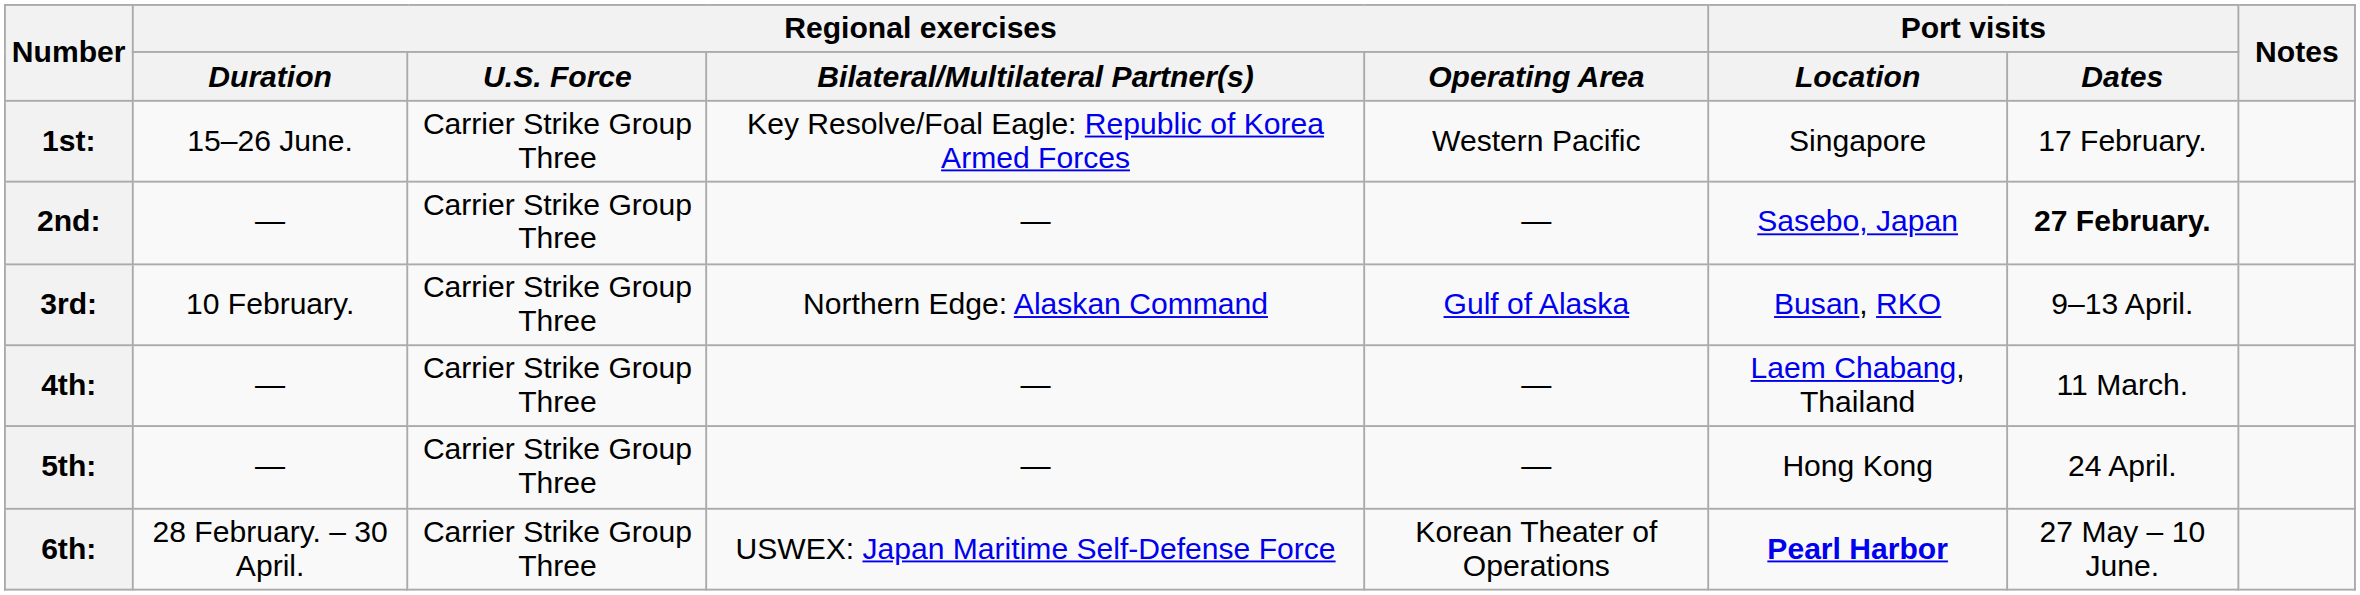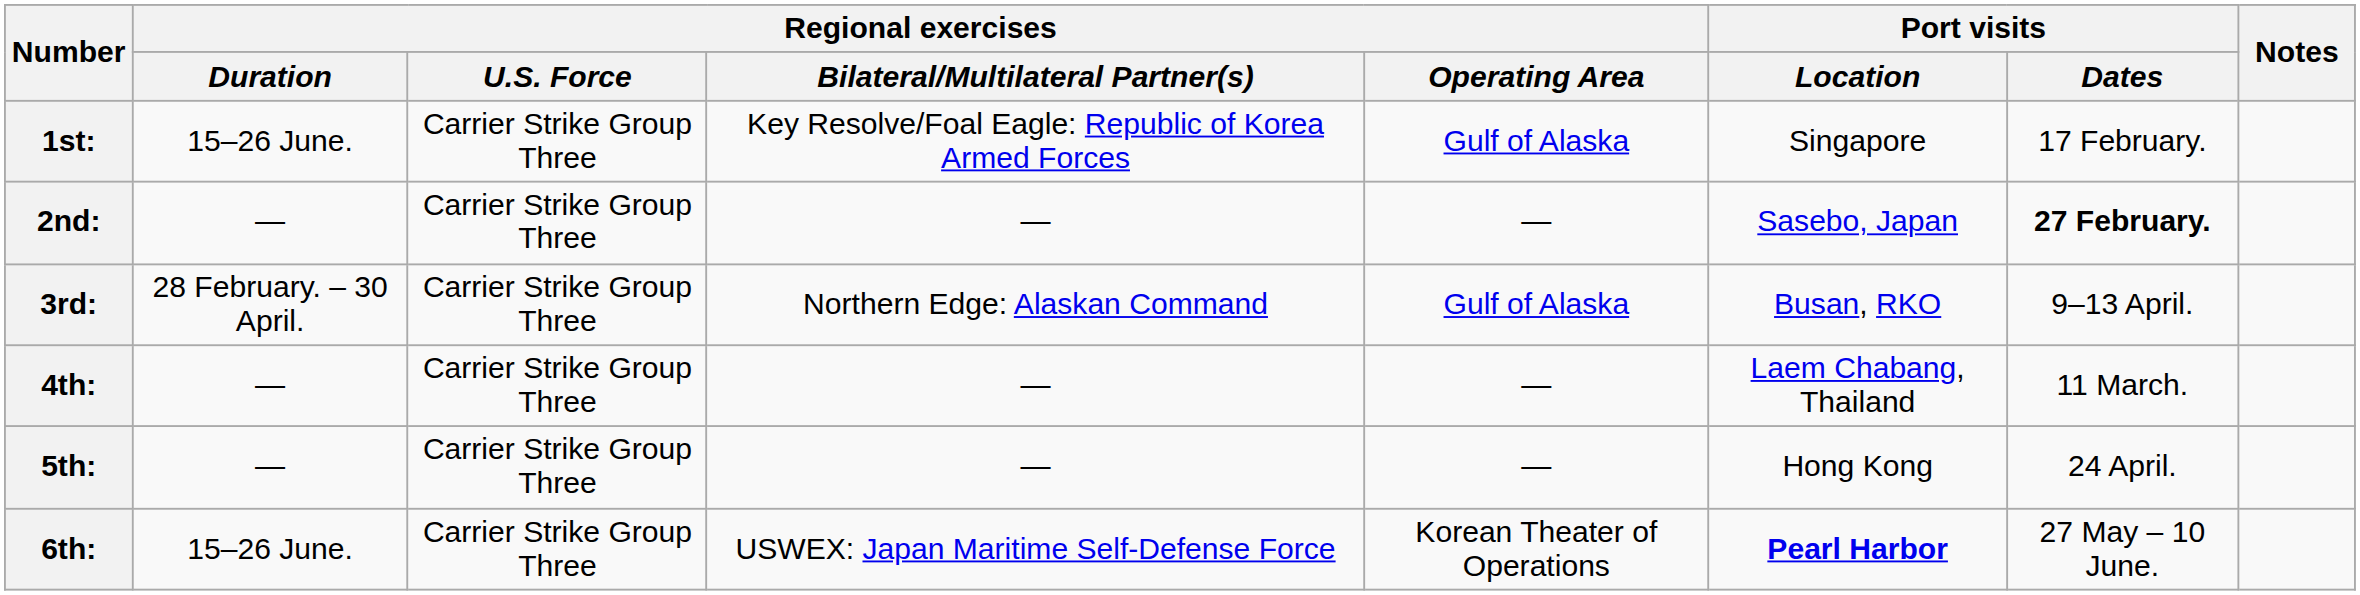(1536, 140) Western Pacific -> (1536, 140) Gulf of Alaska
(270, 303) 10 February. -> (270, 303) 28 February. – 30 April.
(270, 548) 28 February. – 30 April. -> (270, 548) 15–26 June.
